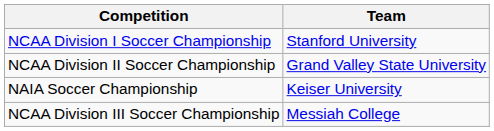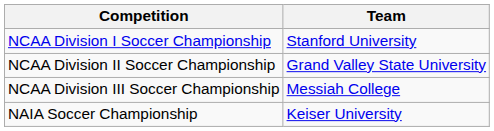rows swapped: (144, 114) <-> (103, 89)
